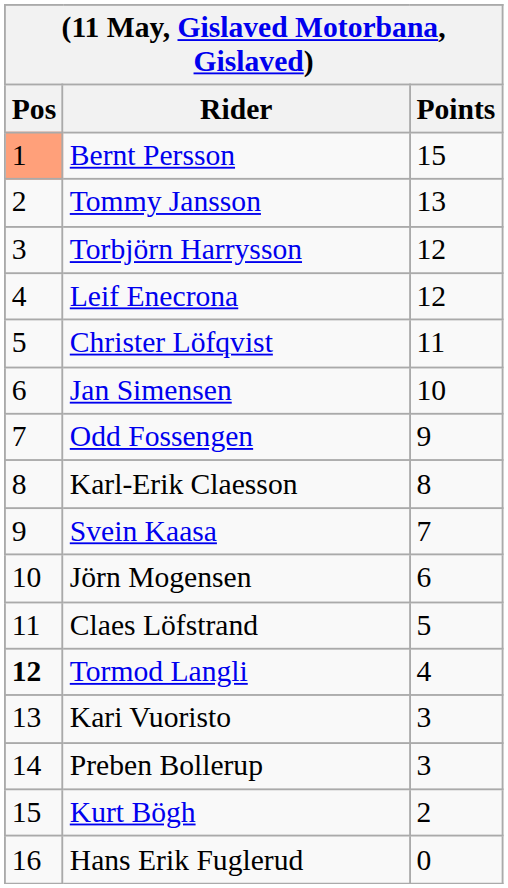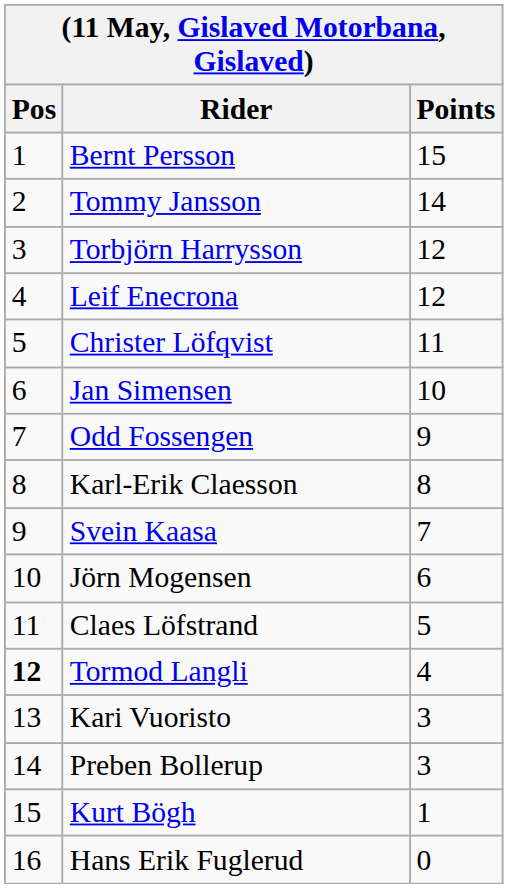(19, 155) lightsalmon background -> (19, 155) no background
(431, 202) 13 -> (431, 202) 14
(424, 812) 2 -> (424, 812) 1
